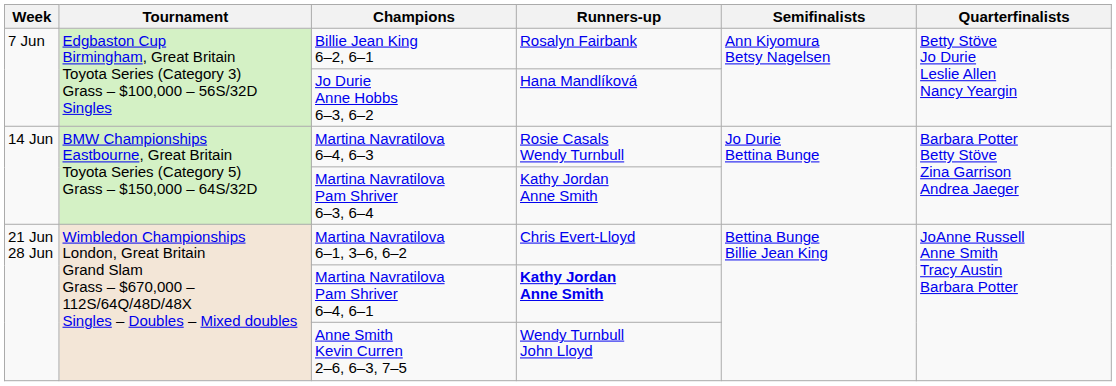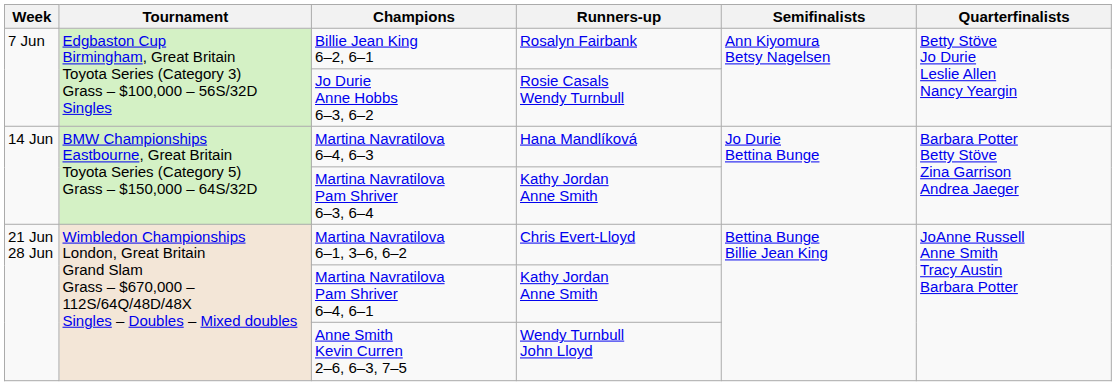(579, 81) Hana Mandlíková -> (572, 89) Rosie Casals Wendy Turnbull
(572, 147) Rosie Casals Wendy Turnbull -> (579, 139) Hana Mandlíková
(568, 286) bold -> (564, 286) normal
